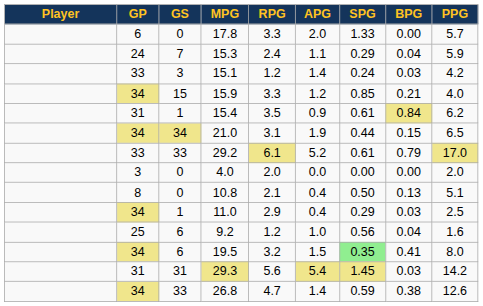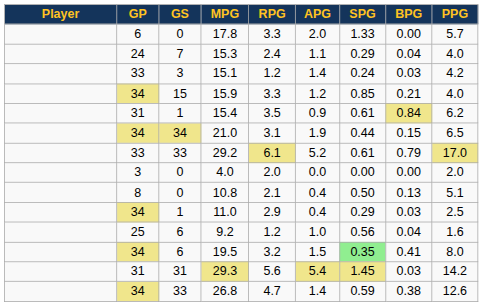(455, 53) 5.9 -> (455, 53) 4.0
